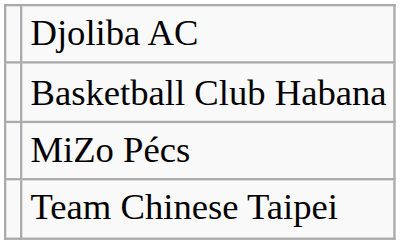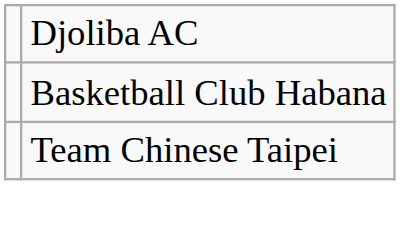- row: (110, 149)
